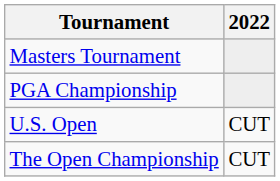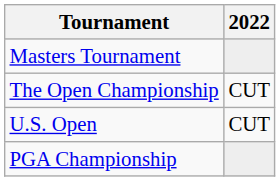rows swapped: (93, 90) <-> (114, 159)
